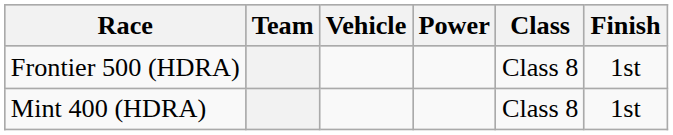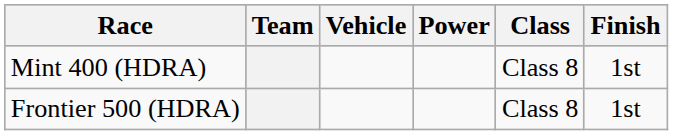rows swapped: (109, 108) <-> (125, 66)
